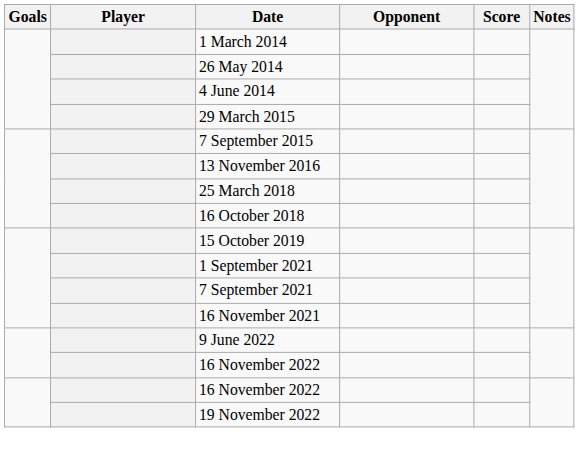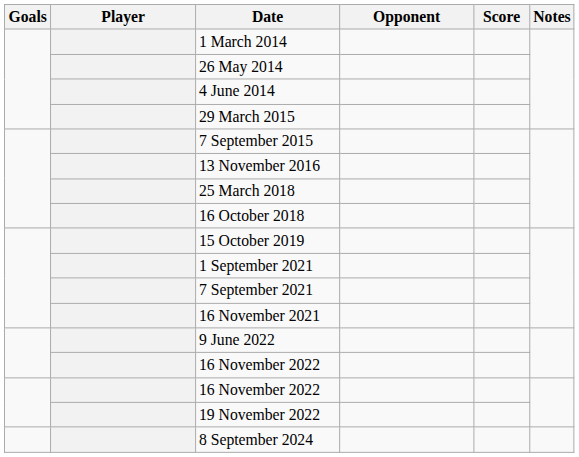+ row: (28, 440)
